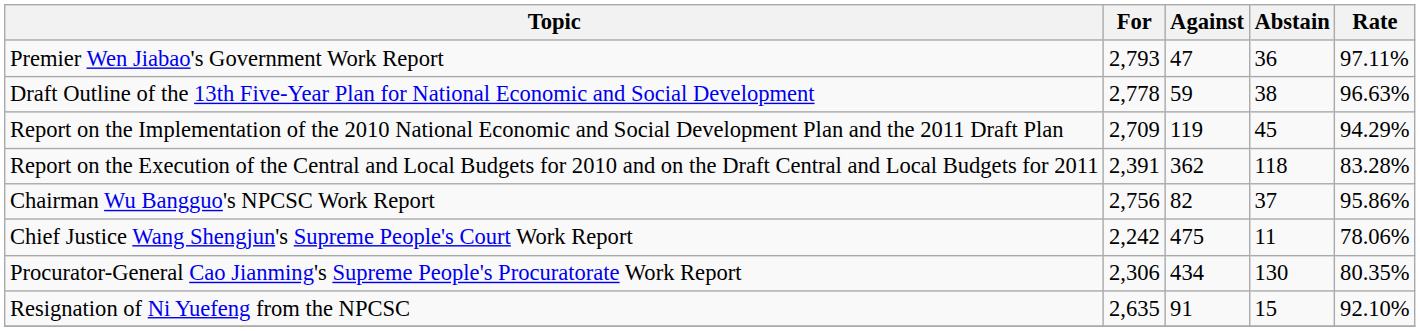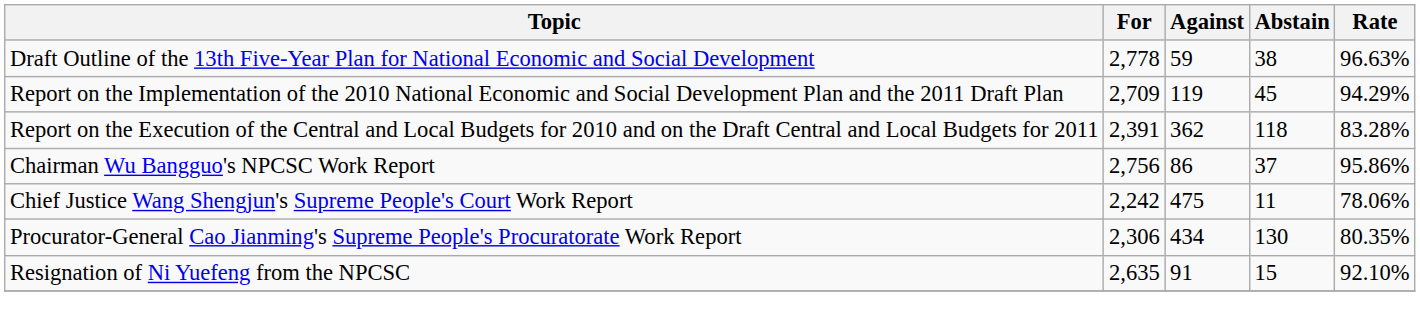- row: (227, 58)
(1181, 201) 82 -> (1181, 165) 86
